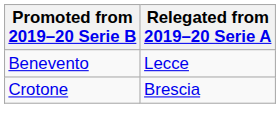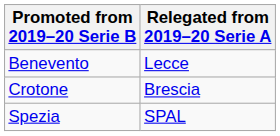+ row: (34, 116)
